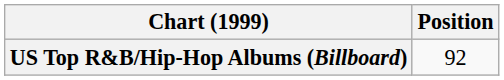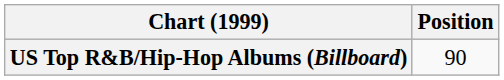(456, 57) 92 -> (456, 57) 90
